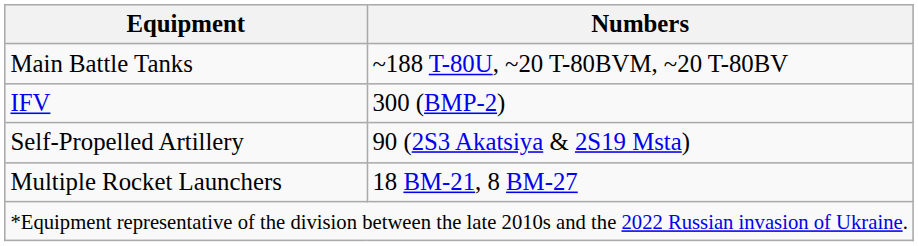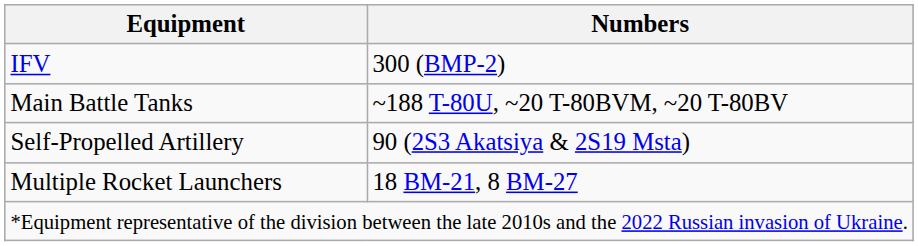rows swapped: (102, 63) <-> (30, 102)
